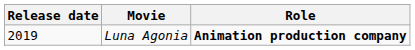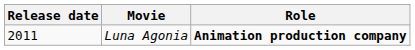(23, 35) 2019 -> (23, 35) 2011
